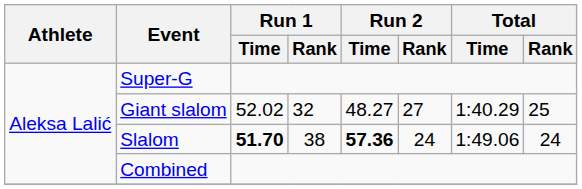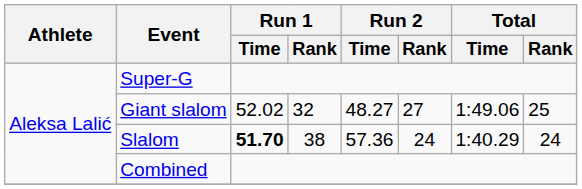(487, 109) 1:40.29 -> (487, 109) 1:49.06
(369, 140) bold -> (369, 140) normal
(487, 140) 1:49.06 -> (487, 140) 1:40.29
